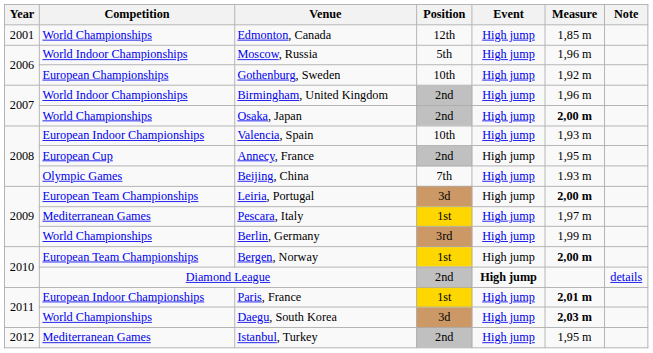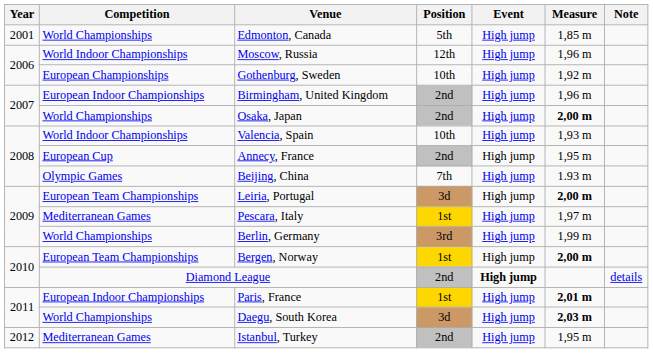(444, 35) 12th -> (444, 35) 5th
(444, 55) 5th -> (444, 55) 12th
(115, 95) World Indoor Championships -> (123, 95) European Indoor Championships
(123, 136) European Indoor Championships -> (115, 136) World Indoor Championships
